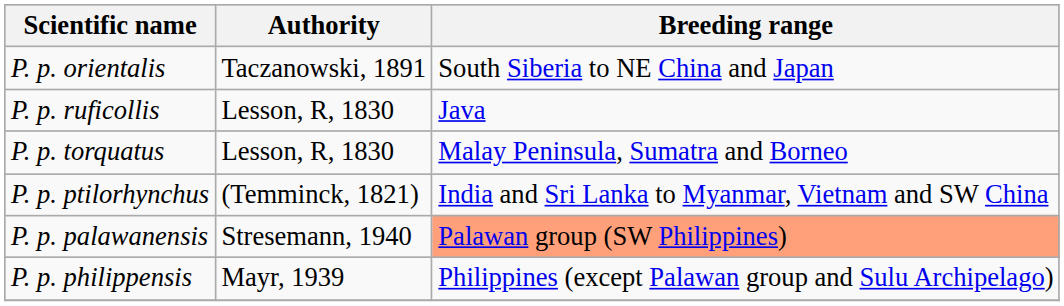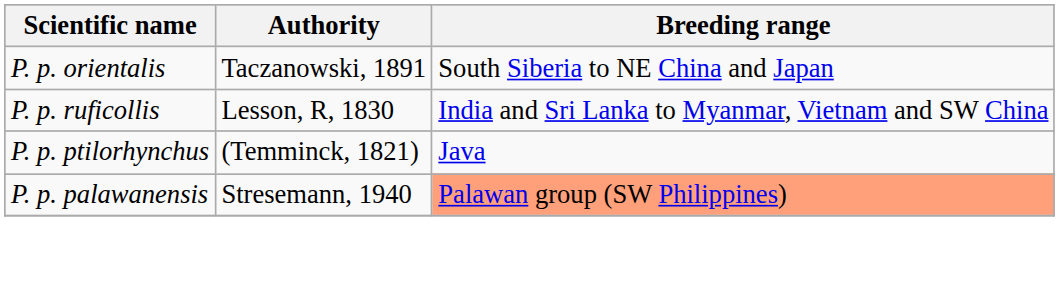(462, 109) Java -> (743, 109) India and Sri Lanka to Myanmar, Vietnam and SW China
- row: (88, 151)
(743, 194) India and Sri Lanka to Myanmar, Vietnam and SW China -> (462, 151) Java
- row: (101, 278)
